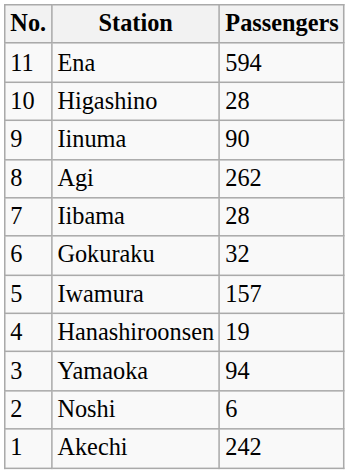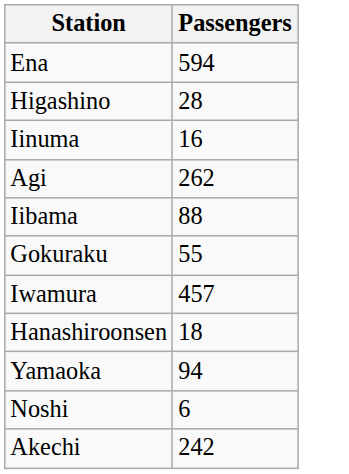- column: (28, 23)
(237, 139) 90 -> (190, 139) 16
(237, 216) 28 -> (190, 216) 88
(237, 255) 32 -> (190, 255) 55
(244, 293) 157 -> (197, 293) 457
(237, 332) 19 -> (190, 332) 18
